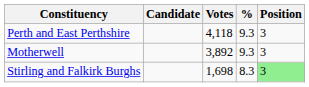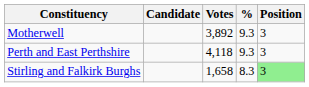rows swapped: (36, 52) <-> (68, 33)
(219, 71) 1,698 -> (219, 71) 1,658
